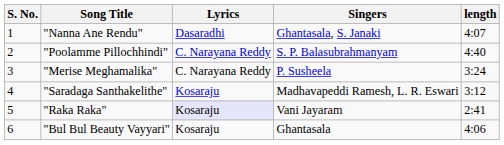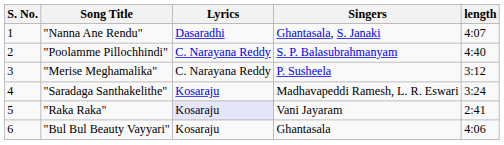(475, 71) 3:24 -> (475, 71) 3:12
(475, 91) 3:12 -> (475, 91) 3:24
